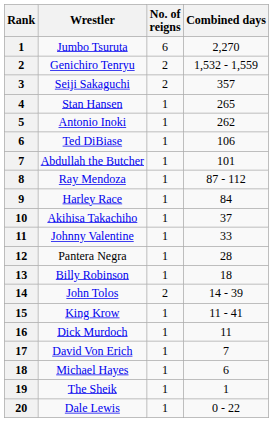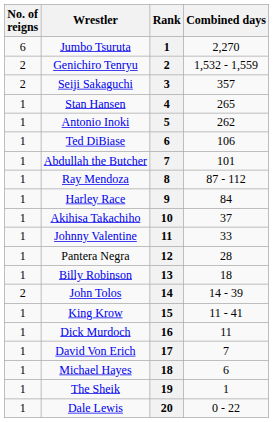columns swapped: (21, 20) <-> (165, 20)
